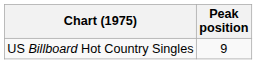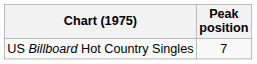(224, 48) 9 -> (224, 48) 7
